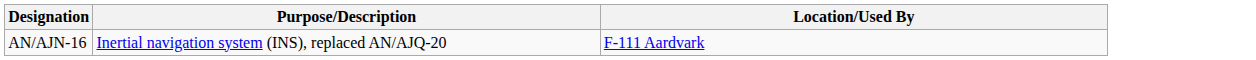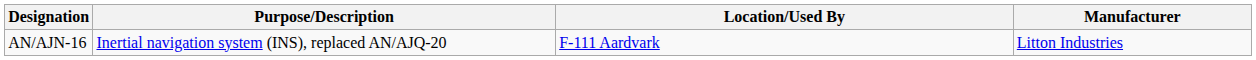+ column: (1132, 17)
